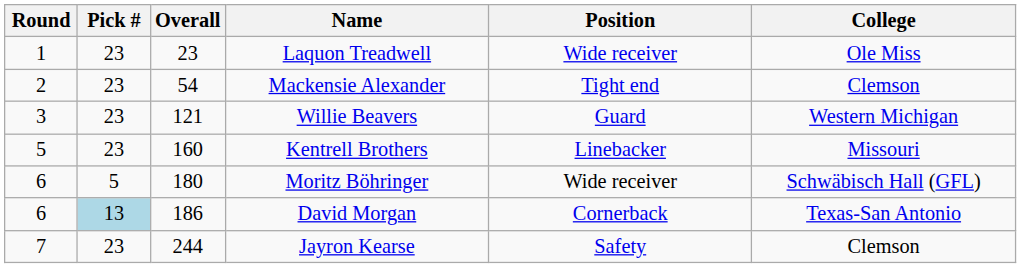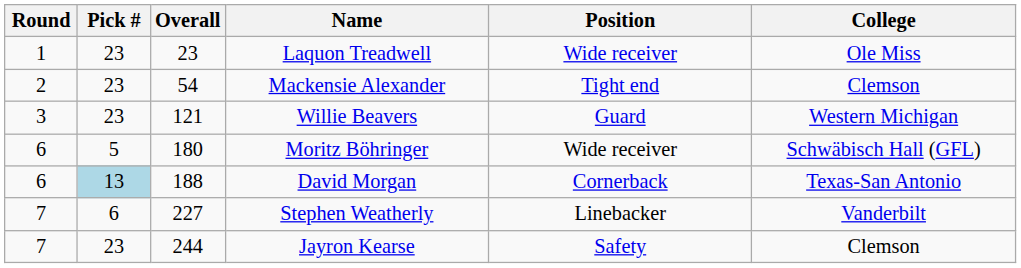- row: (357, 149)
(188, 213) 186 -> (188, 181) 188
+ row: (357, 213)
